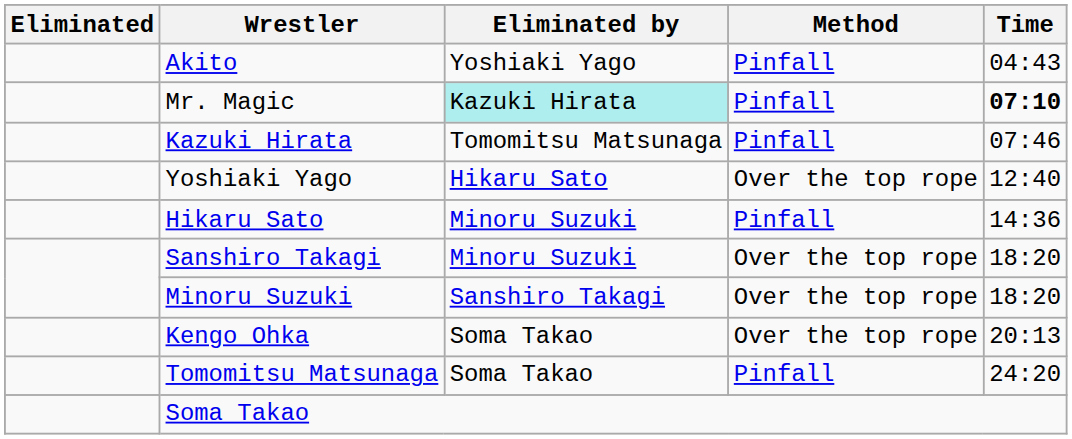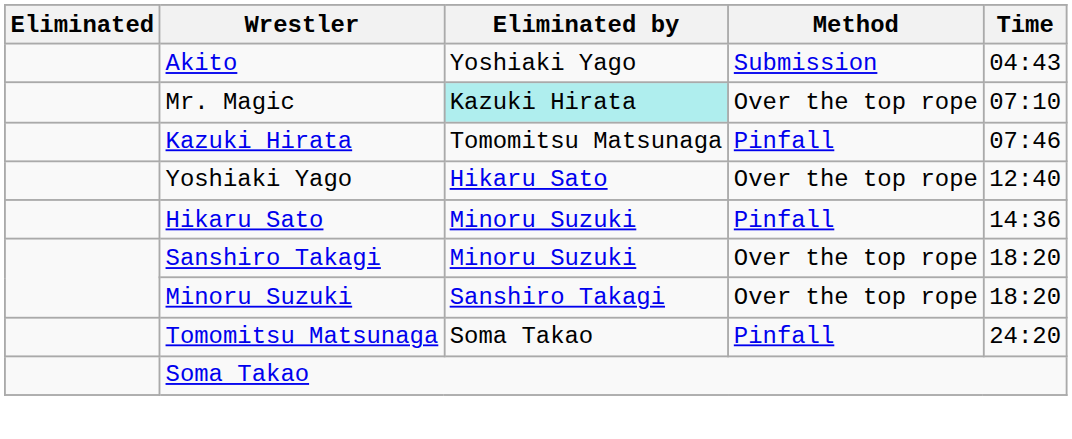(784, 63) Pinfall -> (806, 63) Submission
(784, 102) Pinfall -> (856, 102) Over the top rope
(1025, 102) bold -> (1025, 102) normal
- row: (237, 336)
